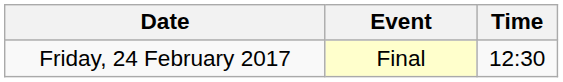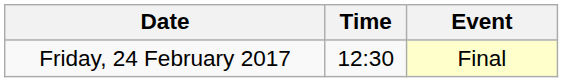columns swapped: (517, 22) <-> (401, 22)
